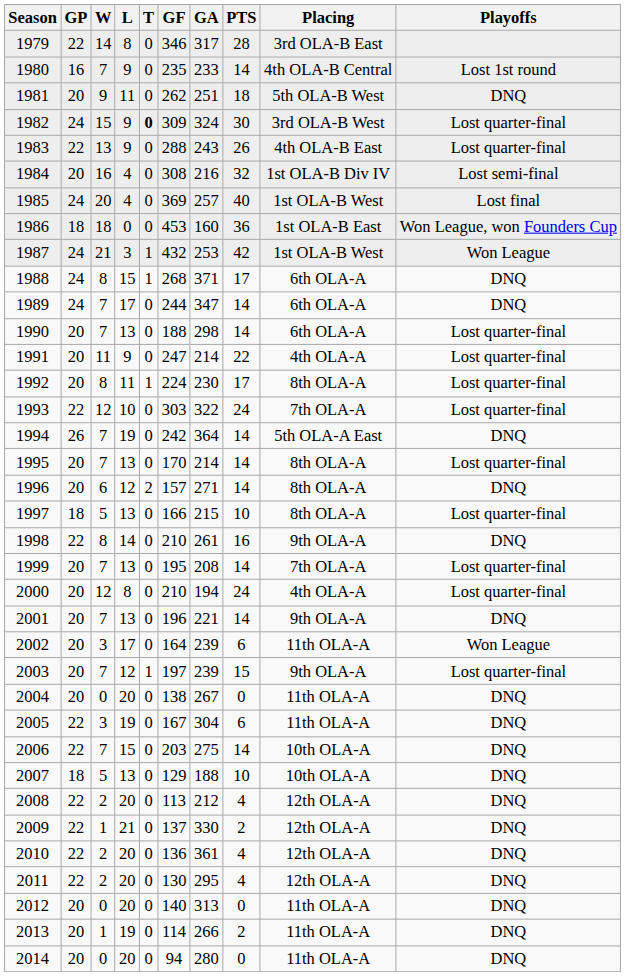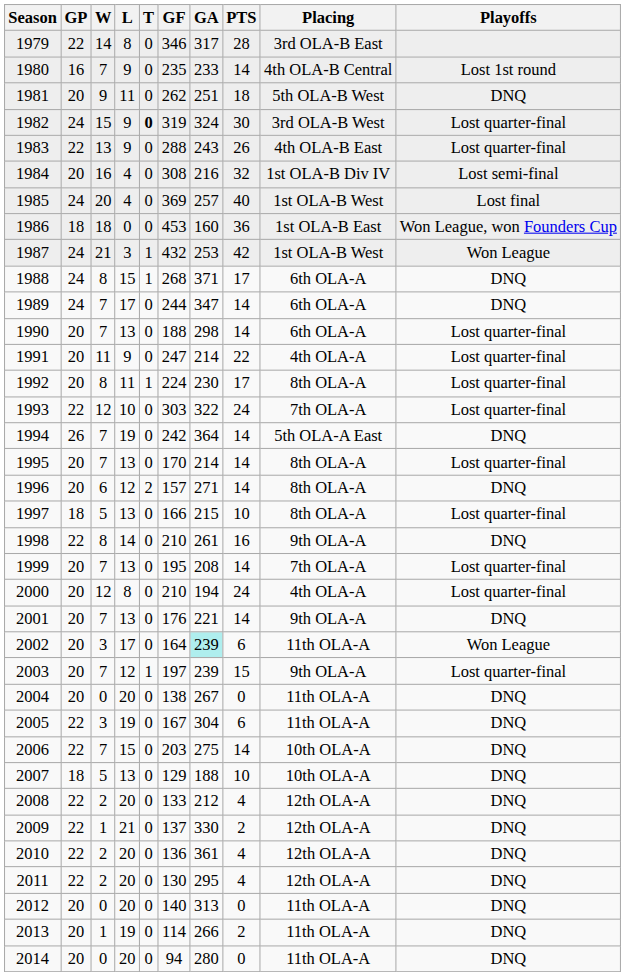(174, 122) 309 -> (174, 122) 319
(174, 618) 196 -> (174, 618) 176
(206, 644) no background -> (206, 644) paleturquoise background
(174, 801) 113 -> (174, 801) 133
